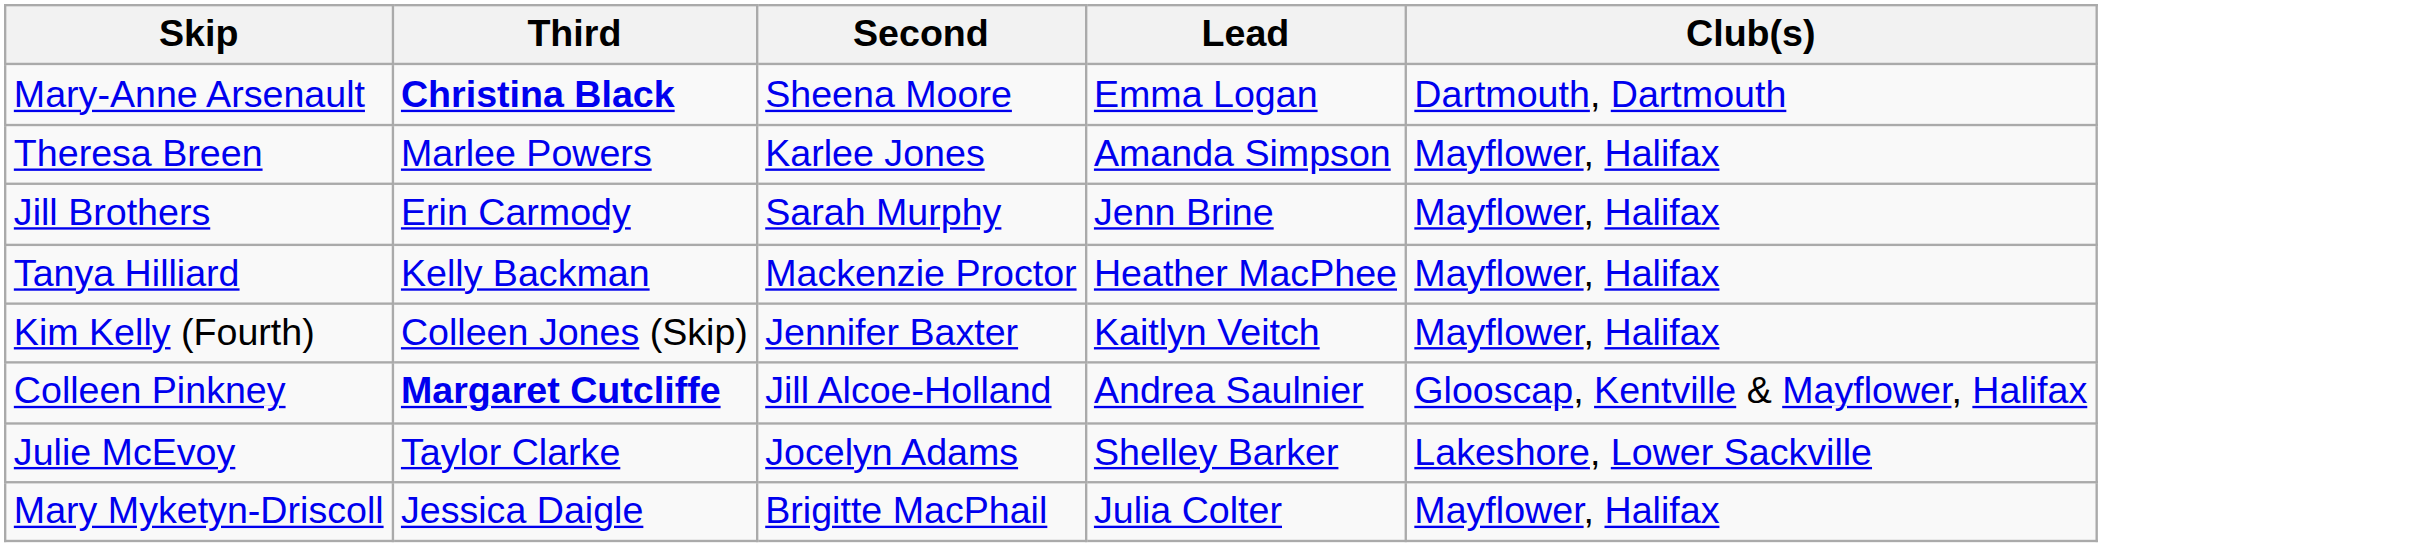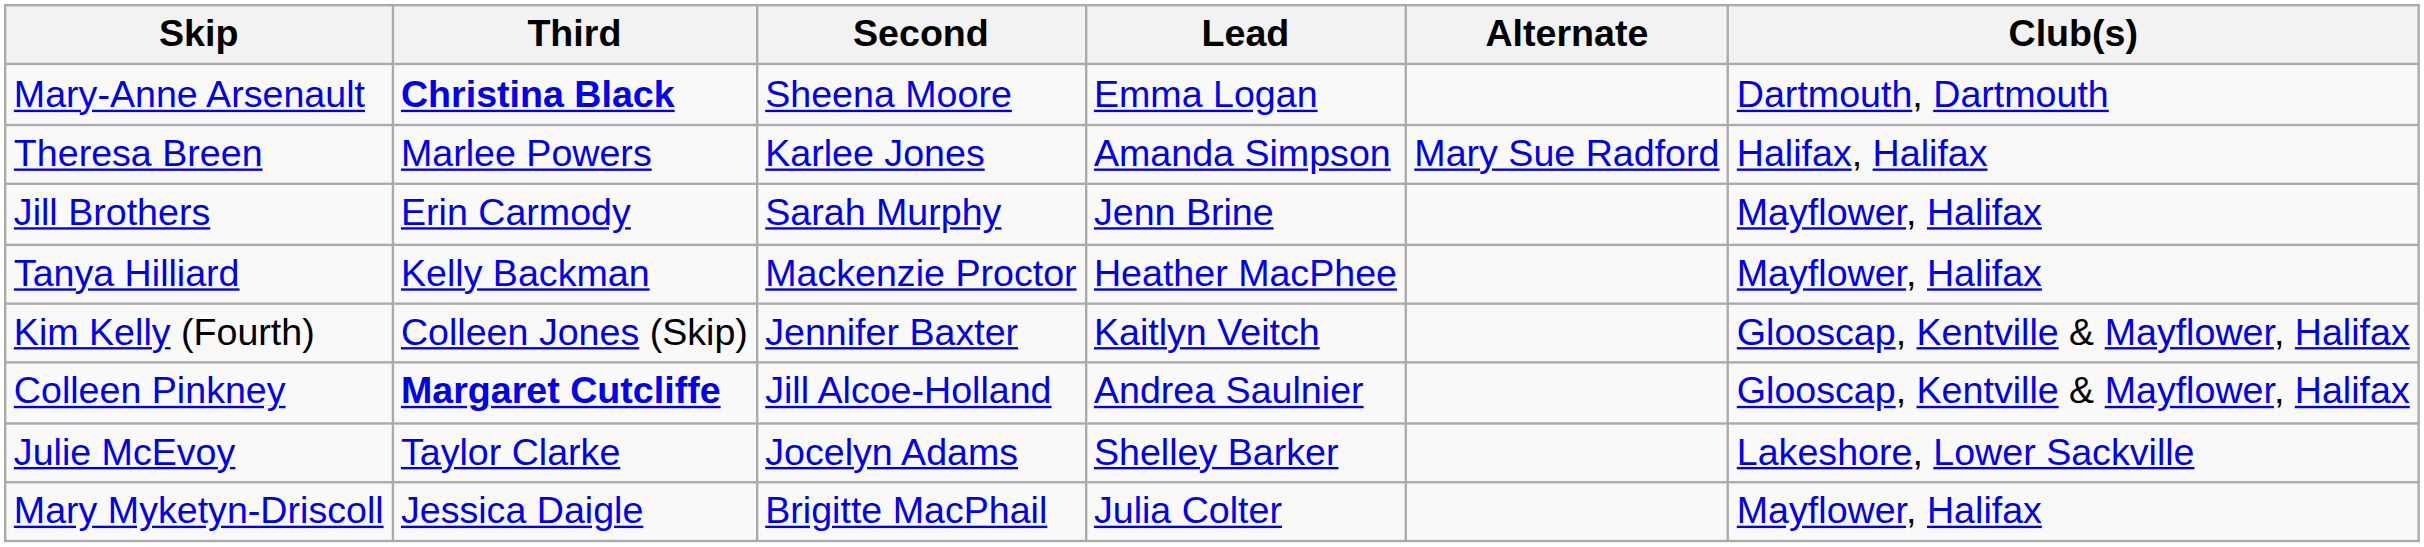+ column: (1567, 34)
(1567, 153) Mayflower, Halifax -> (1862, 153) Halifax, Halifax
(1567, 332) Mayflower, Halifax -> (2073, 332) Glooscap, Kentville & Mayflower, Halifax
